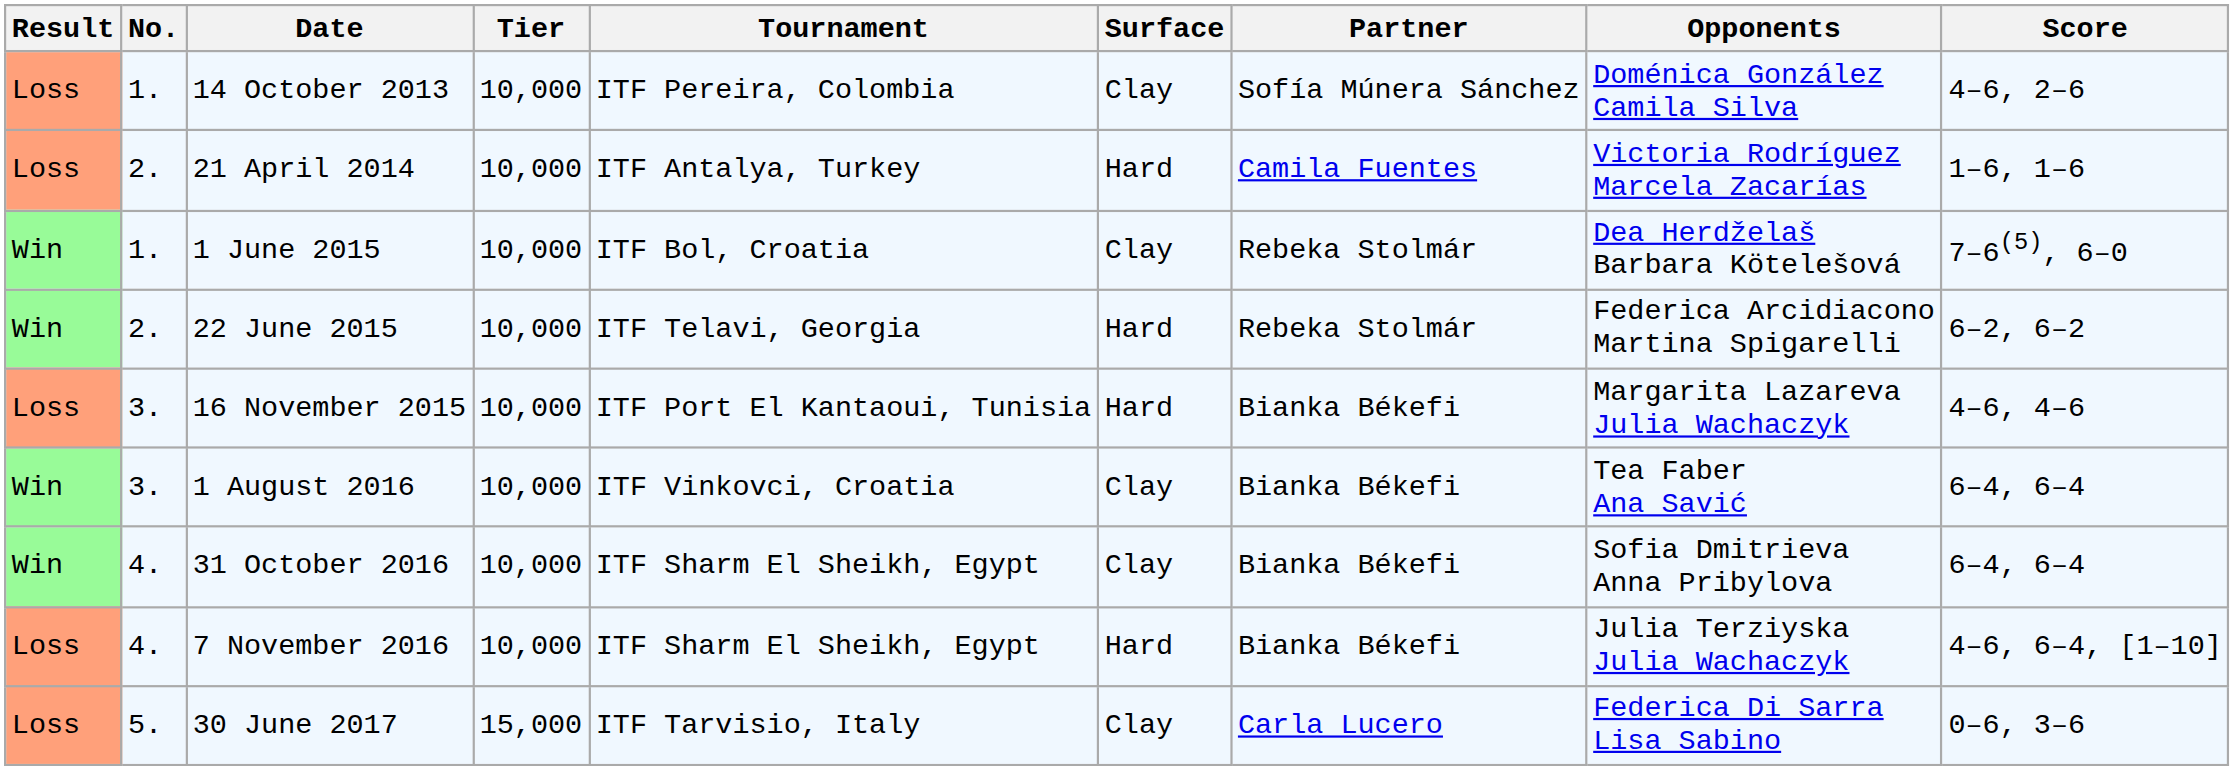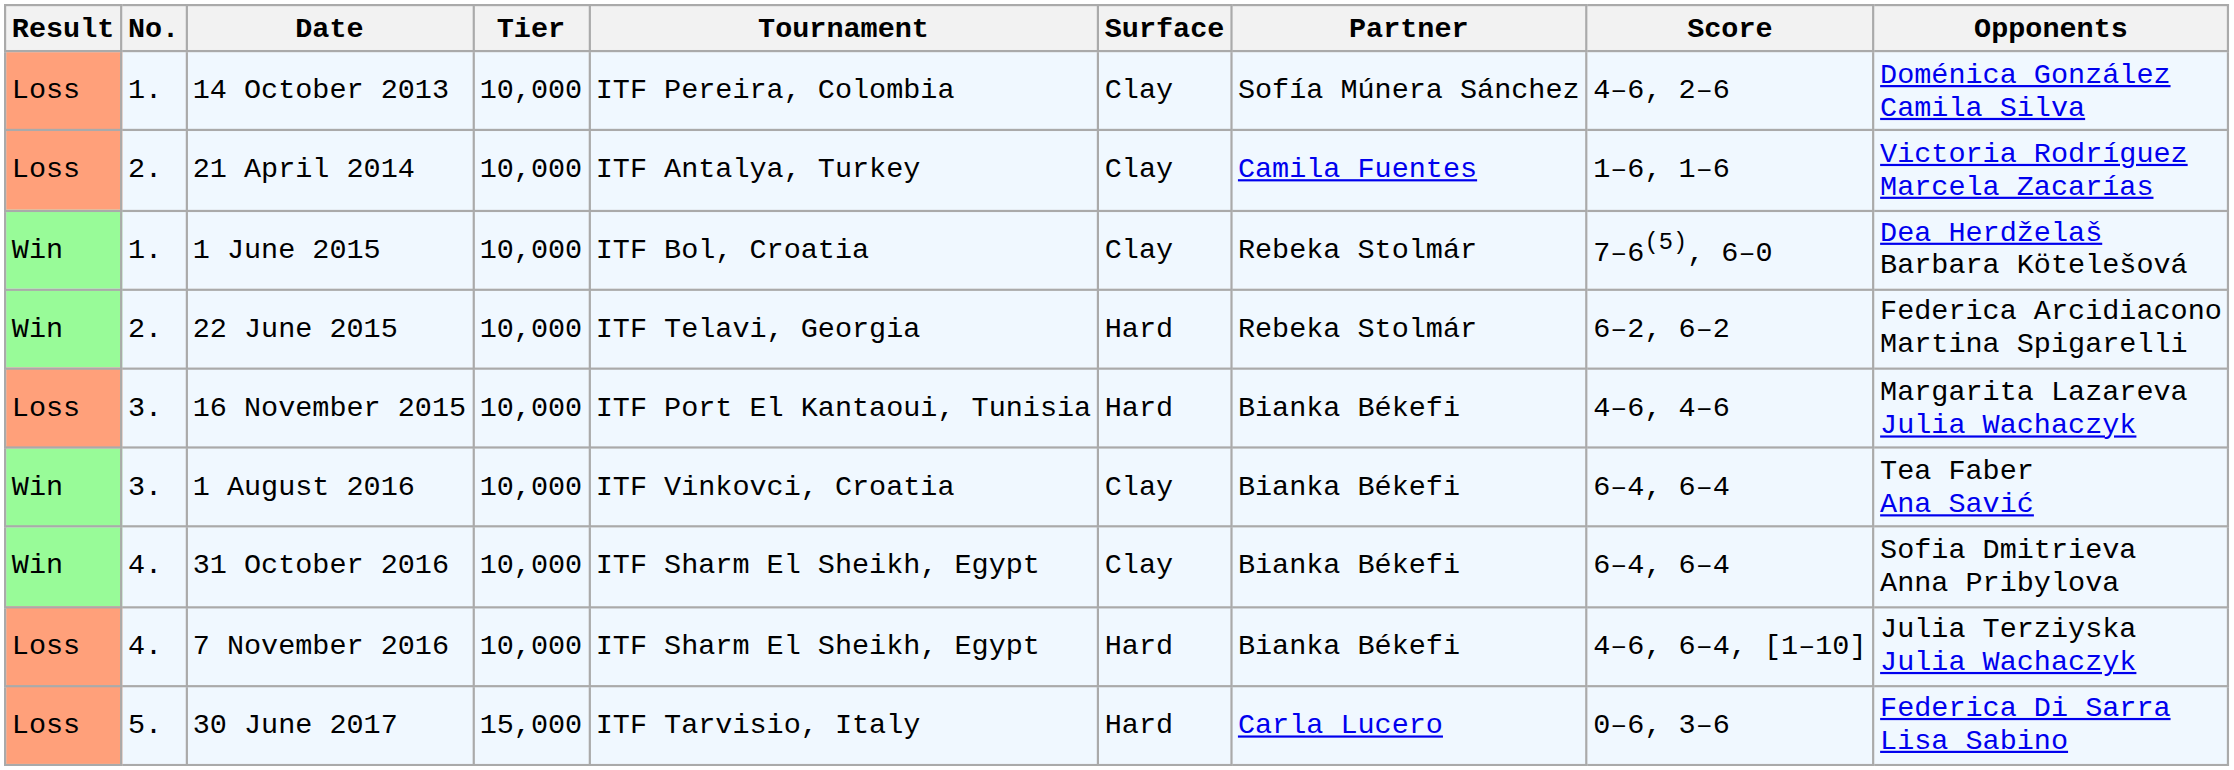columns swapped: (1764, 28) <-> (2085, 28)
(1139, 170) Hard -> (1139, 170) Clay
(1139, 725) Clay -> (1139, 725) Hard
